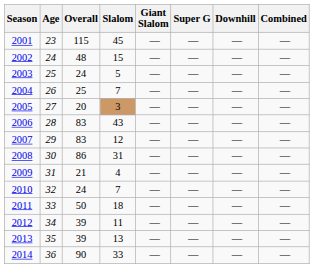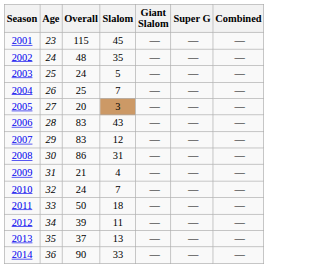- column: (236, 18)
(118, 57) 15 -> (118, 57) 35
(81, 238) 39 -> (81, 238) 37
